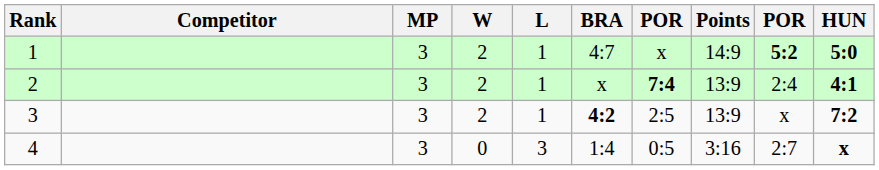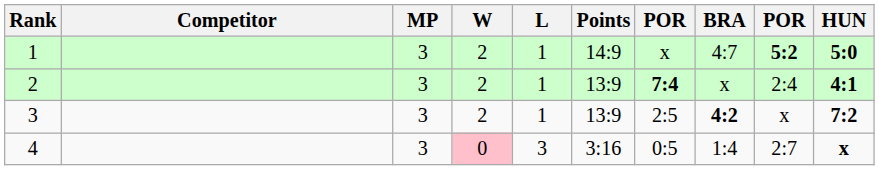columns swapped: (723, 20) <-> (602, 20)
(482, 148) no background -> (482, 148) pink background
